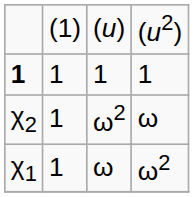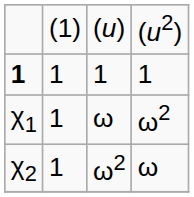rows swapped: (24, 168) <-> (24, 119)
